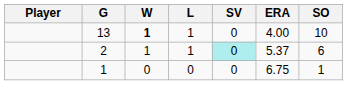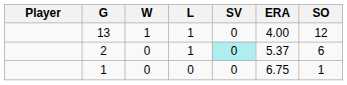(147, 32) bold -> (147, 32) normal
(321, 32) 10 -> (321, 32) 12
(147, 51) 1 -> (147, 51) 0
